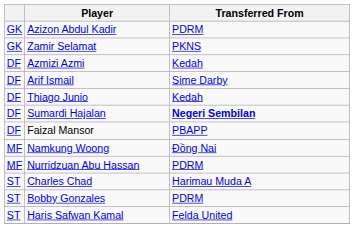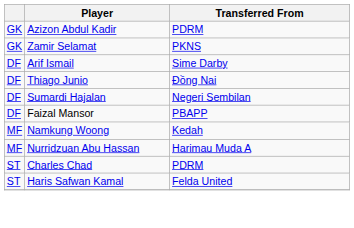- row: (56, 63)
(187, 97) Kedah -> (194, 80) Đồng Nai
(214, 114) bold -> (211, 97) normal
(194, 148) Đồng Nai -> (187, 131) Kedah
(188, 165) PDRM -> (212, 148) Harimau Muda A
(212, 181) Harimau Muda A -> (188, 165) PDRM
- row: (66, 198)
